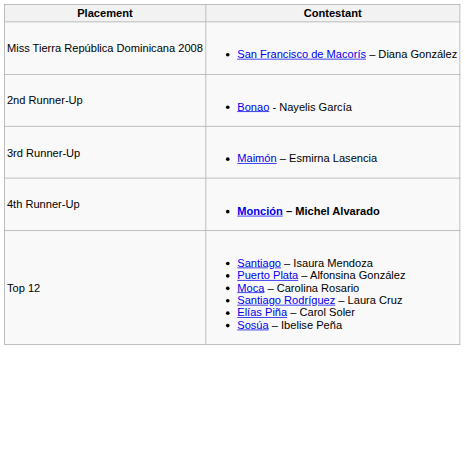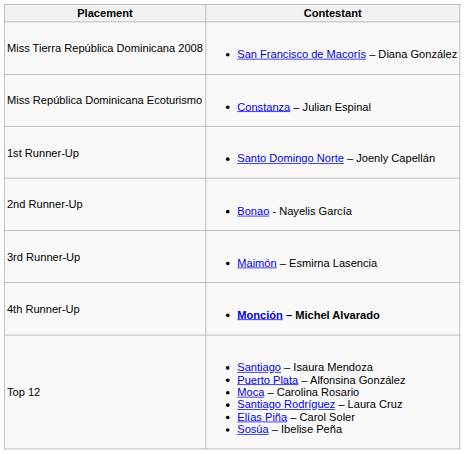+ row: (105, 100)
+ row: (43, 152)
